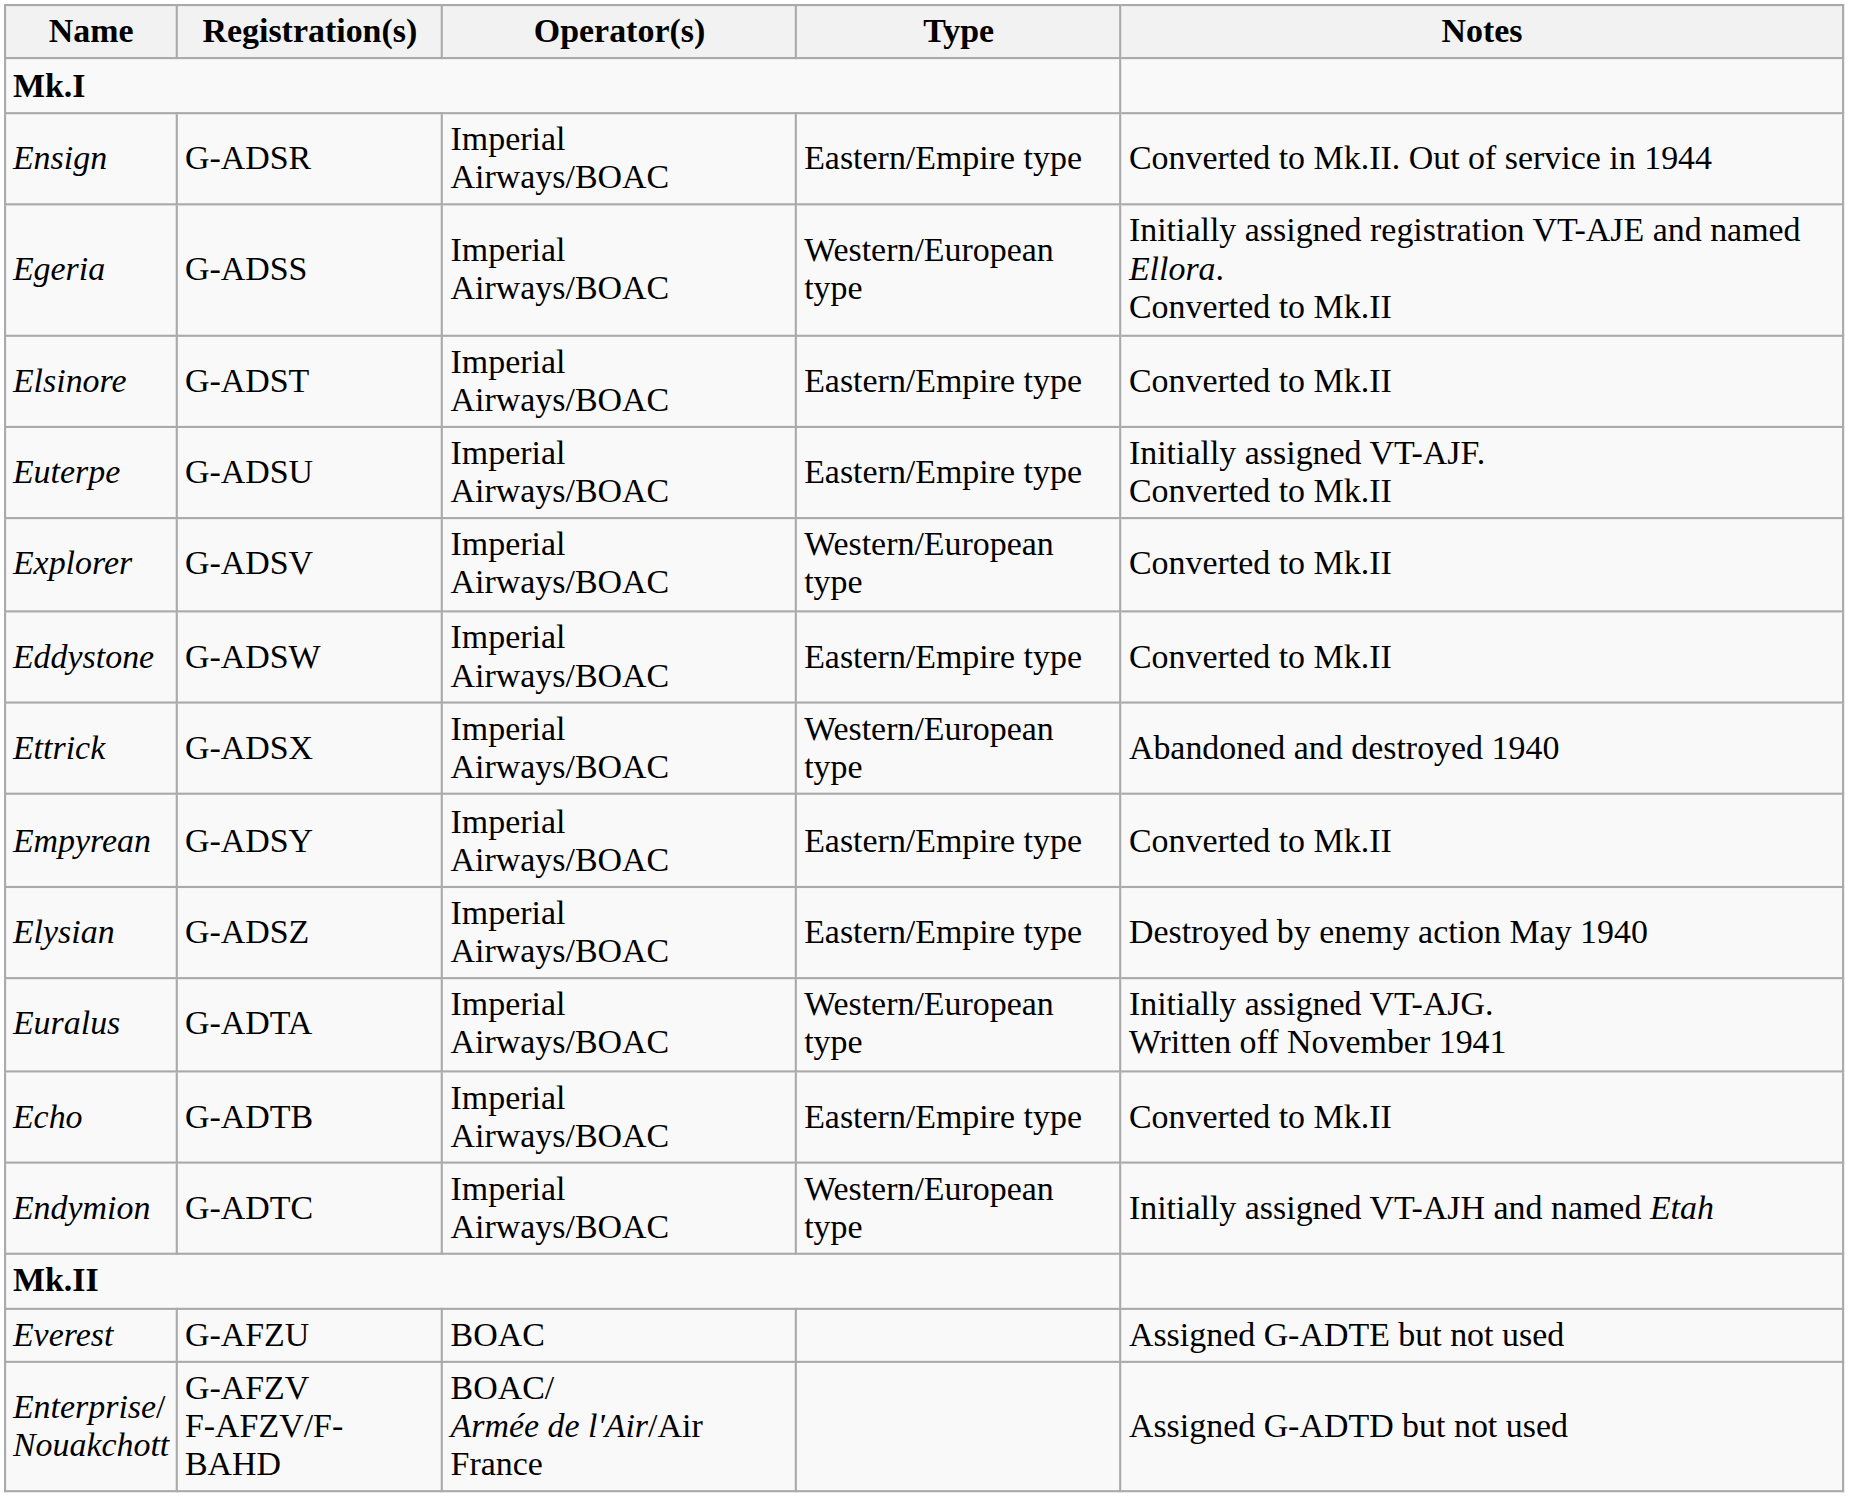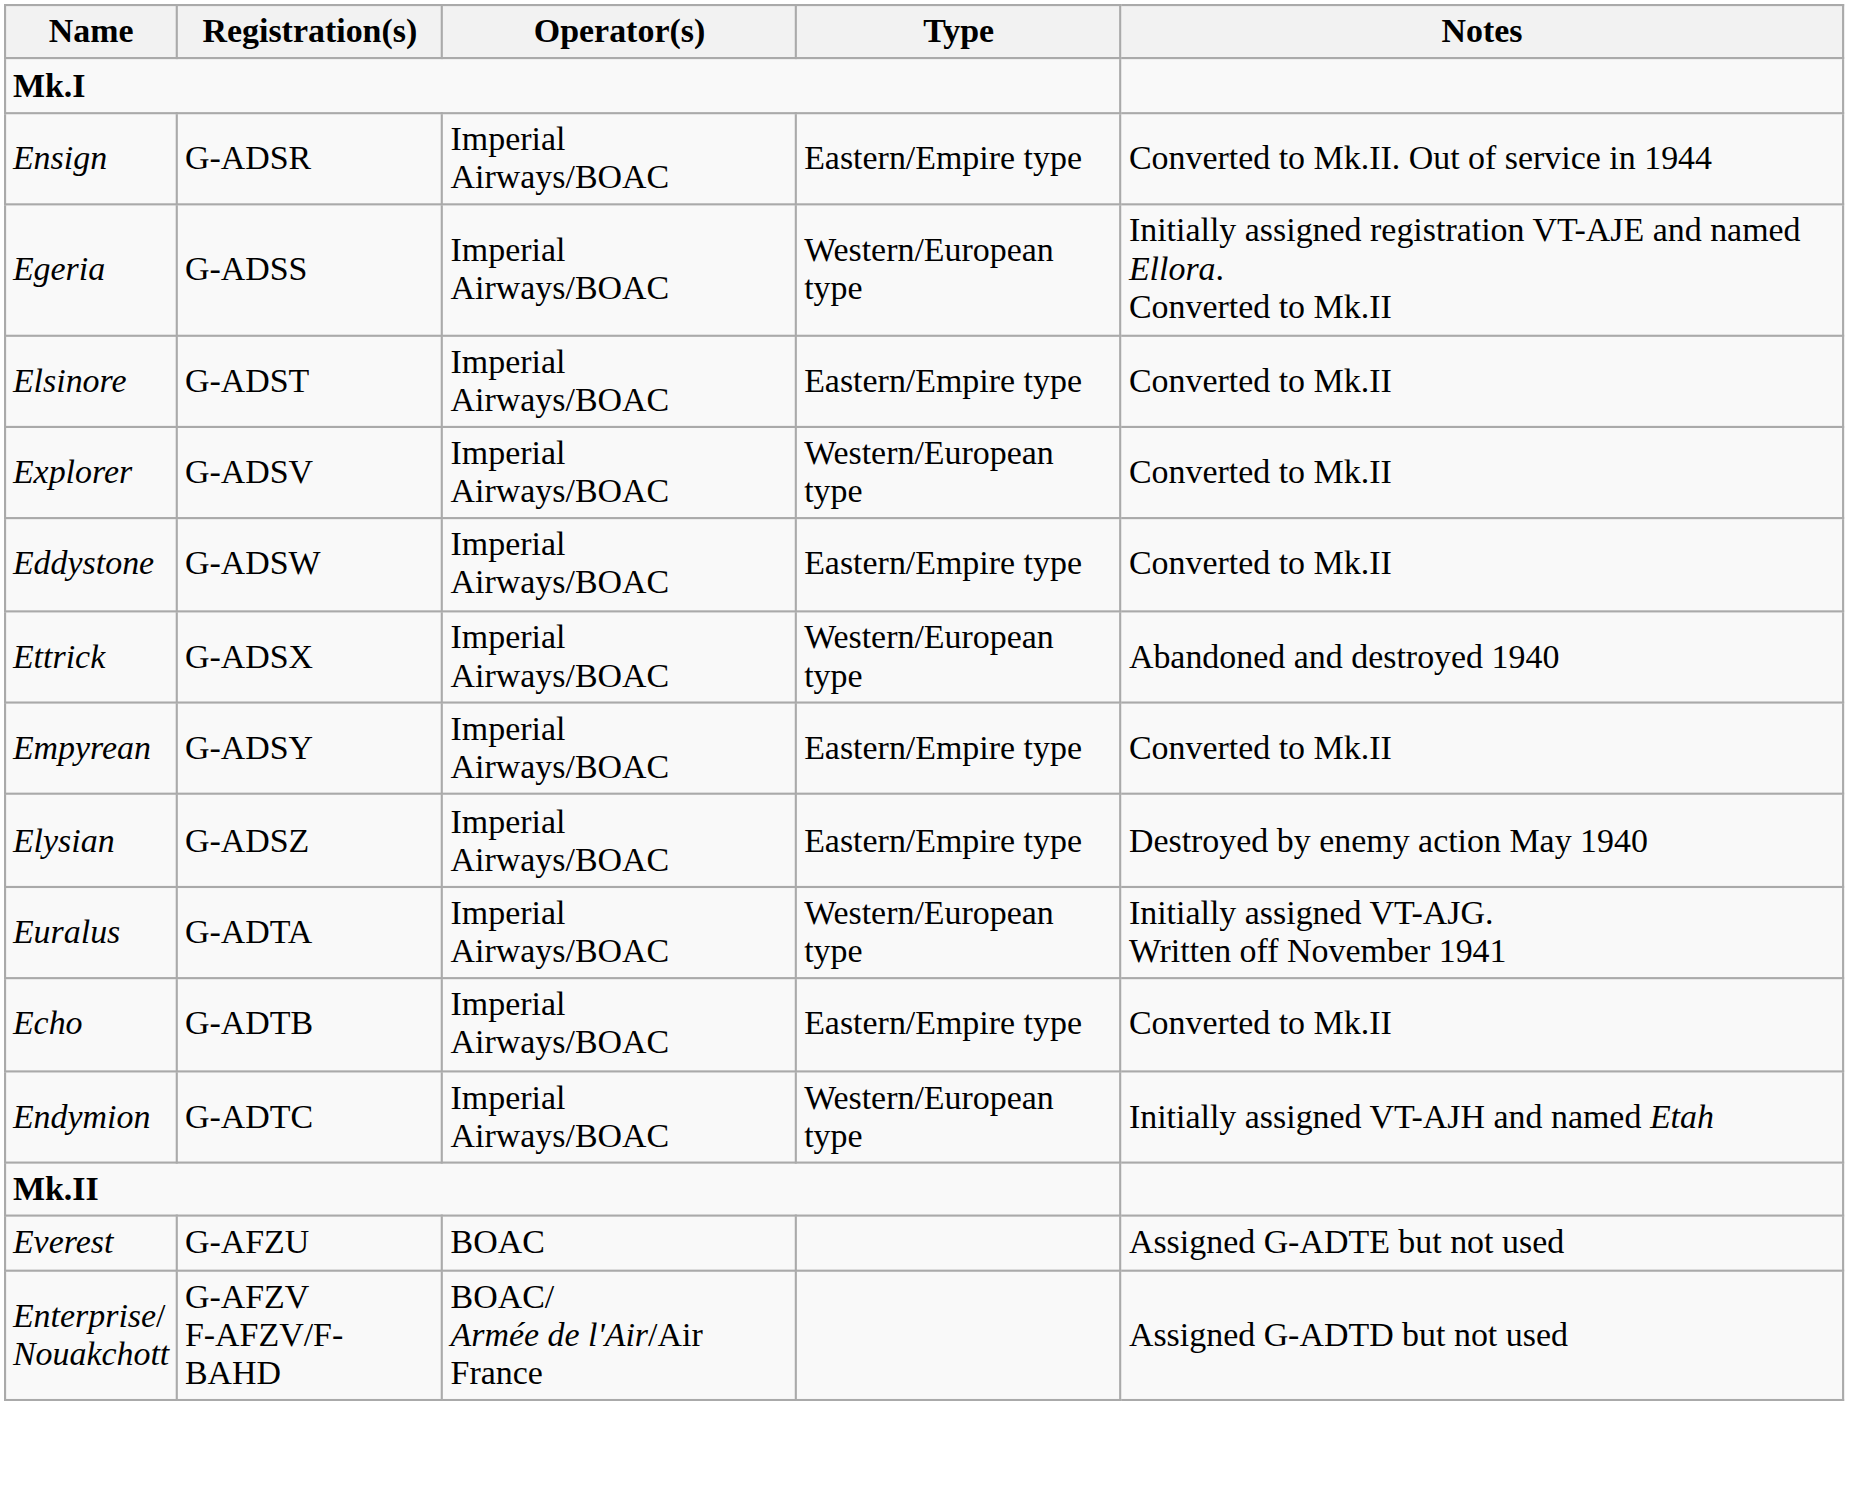- row: (67, 472)
